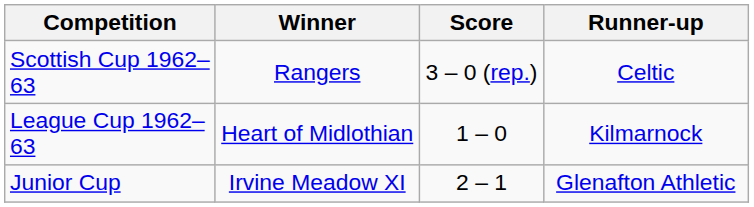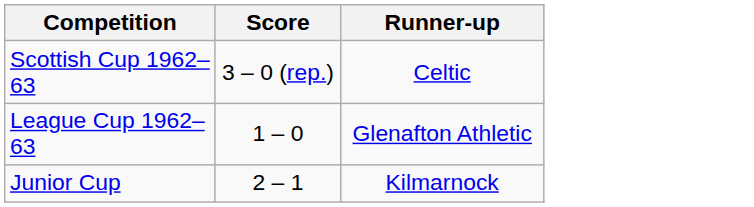- column: (317, 22)
(646, 133) Kilmarnock -> (442, 133) Glenafton Athletic
(646, 182) Glenafton Athletic -> (442, 182) Kilmarnock
